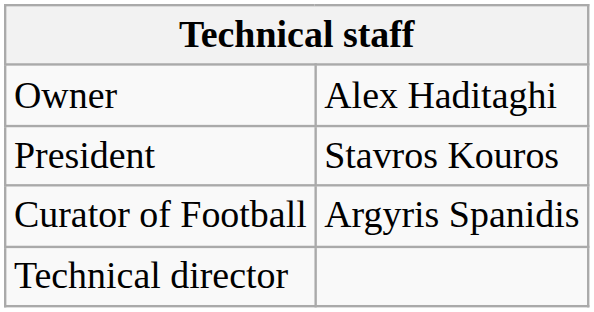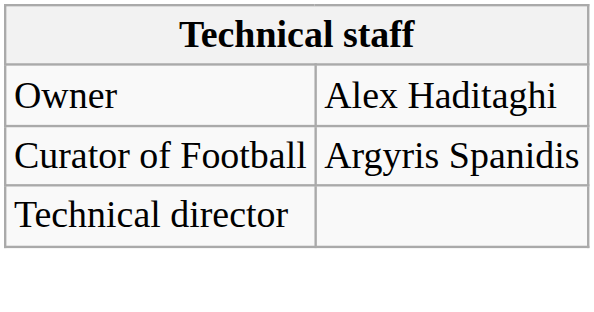- row: (84, 154)
